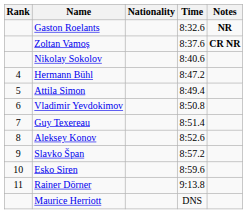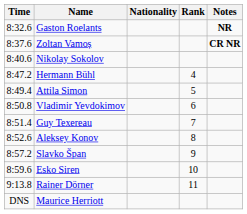columns swapped: (18, 12) <-> (192, 12)
